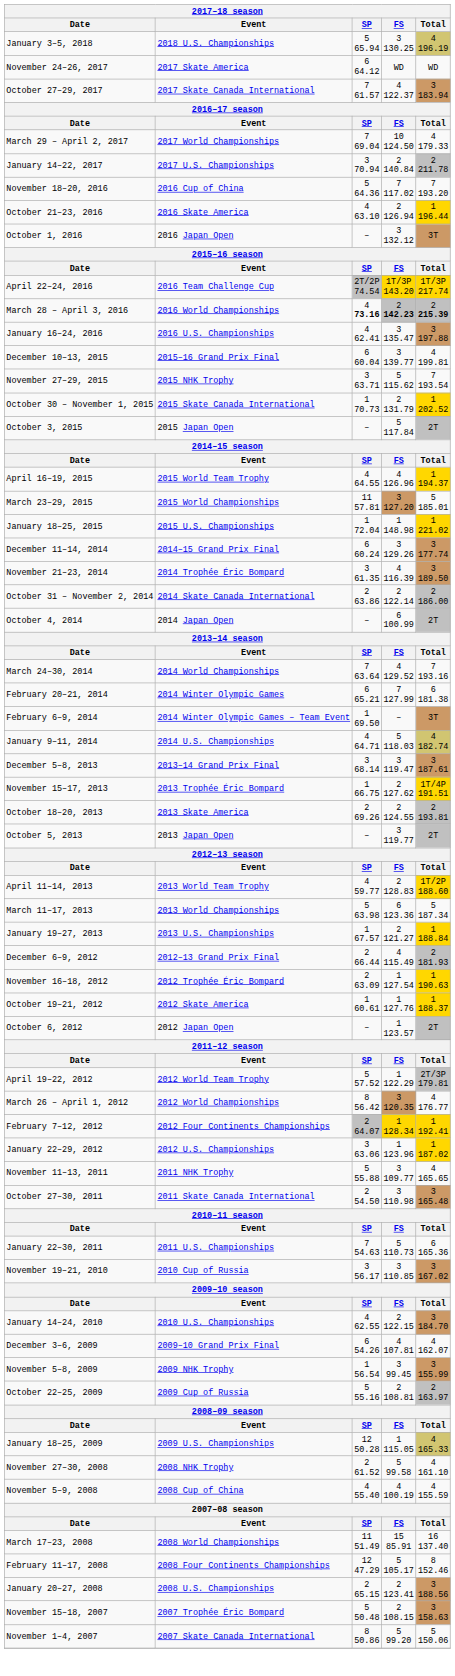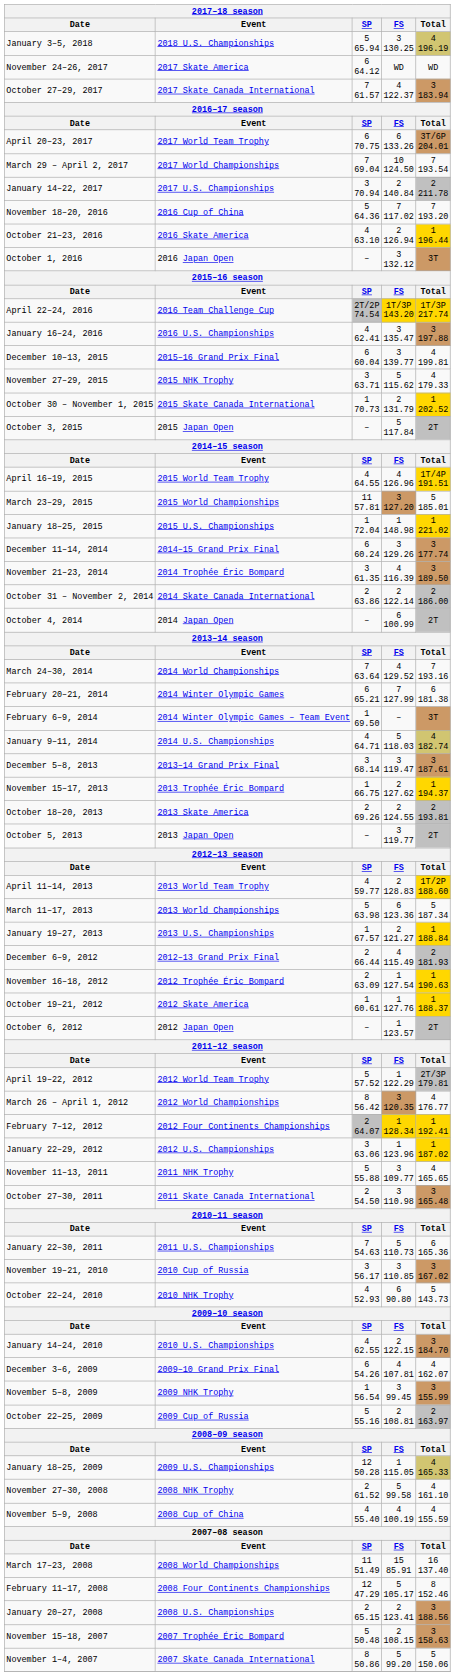+ row: (49, 142)
(433, 142) 4 179.33 -> (433, 165) 7 193.54
- row: (67, 310)
(433, 381) 7 193.54 -> (433, 381) 4 179.33
(433, 479) 1 194.37 -> (433, 479) 1T/4P 191.51
(433, 789) 1T/4P 191.51 -> (433, 789) 1 194.37
+ row: (55, 1295)
